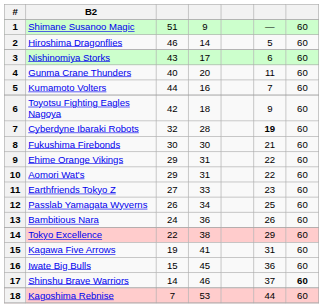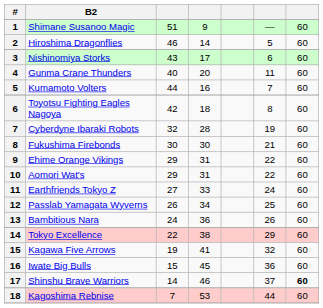(270, 108) 9 -> (270, 108) 8
(270, 129) bold -> (270, 129) normal
(270, 190) 23 -> (270, 190) 24
(270, 250) 31 -> (270, 250) 32
